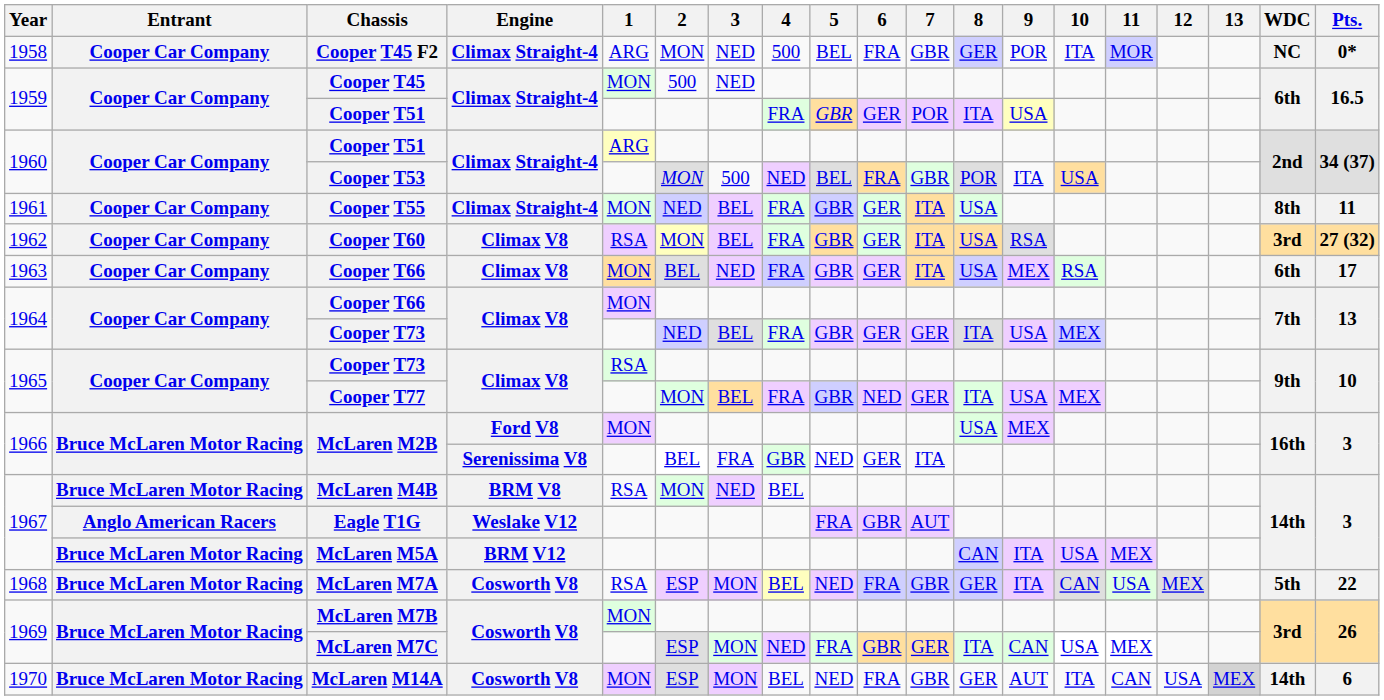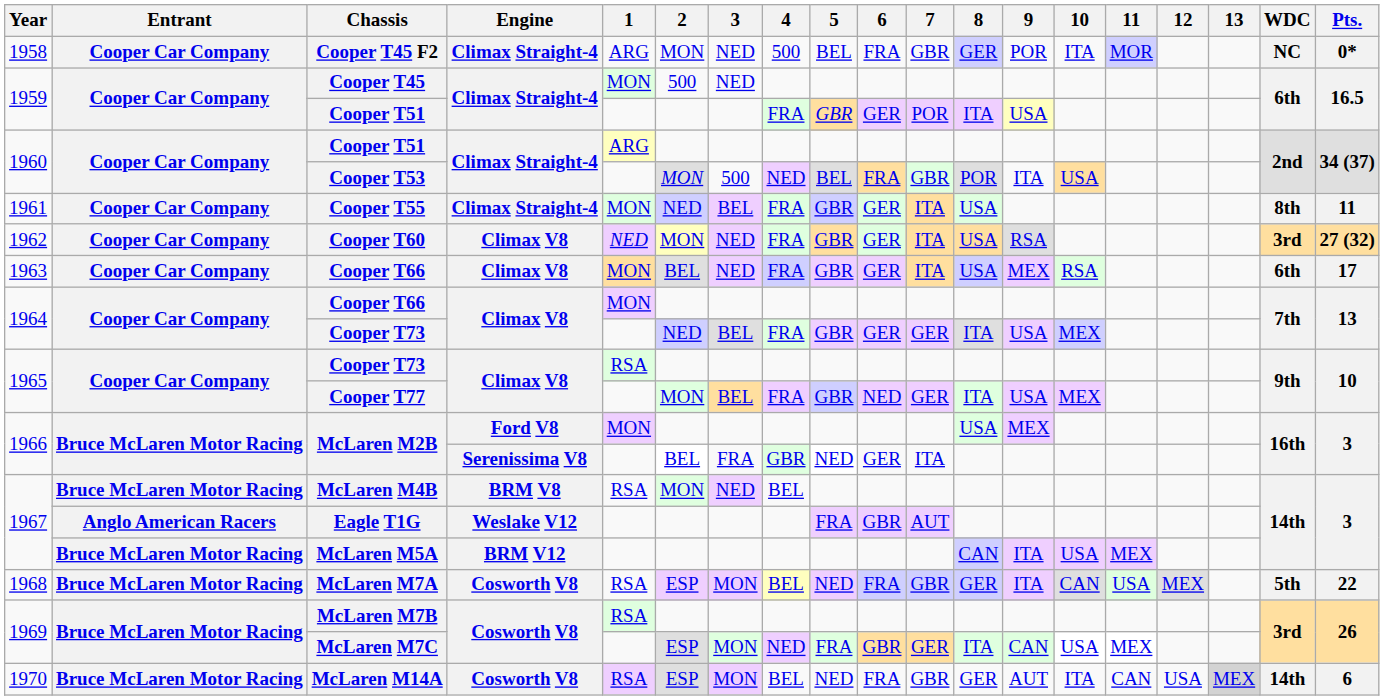(629, 240) RSA -> (629, 240) NED
(735, 240) BEL -> (735, 240) NED
(629, 616) MON -> (629, 616) RSA
(629, 678) MON -> (629, 678) RSA
